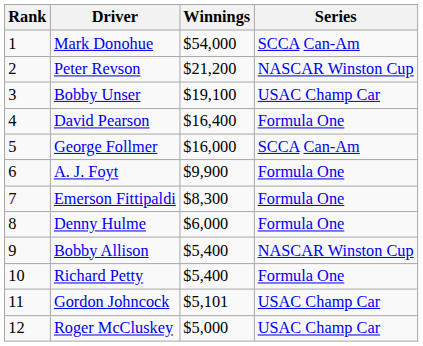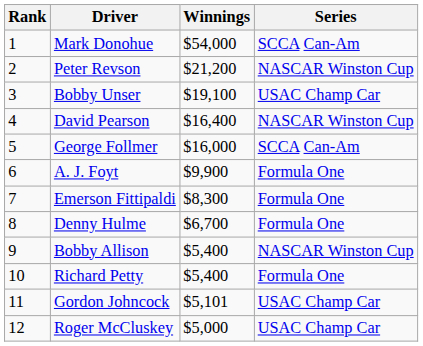(301, 120) Formula One -> (336, 120) NASCAR Winston Cup
(206, 224) $6,000 -> (206, 224) $6,700
